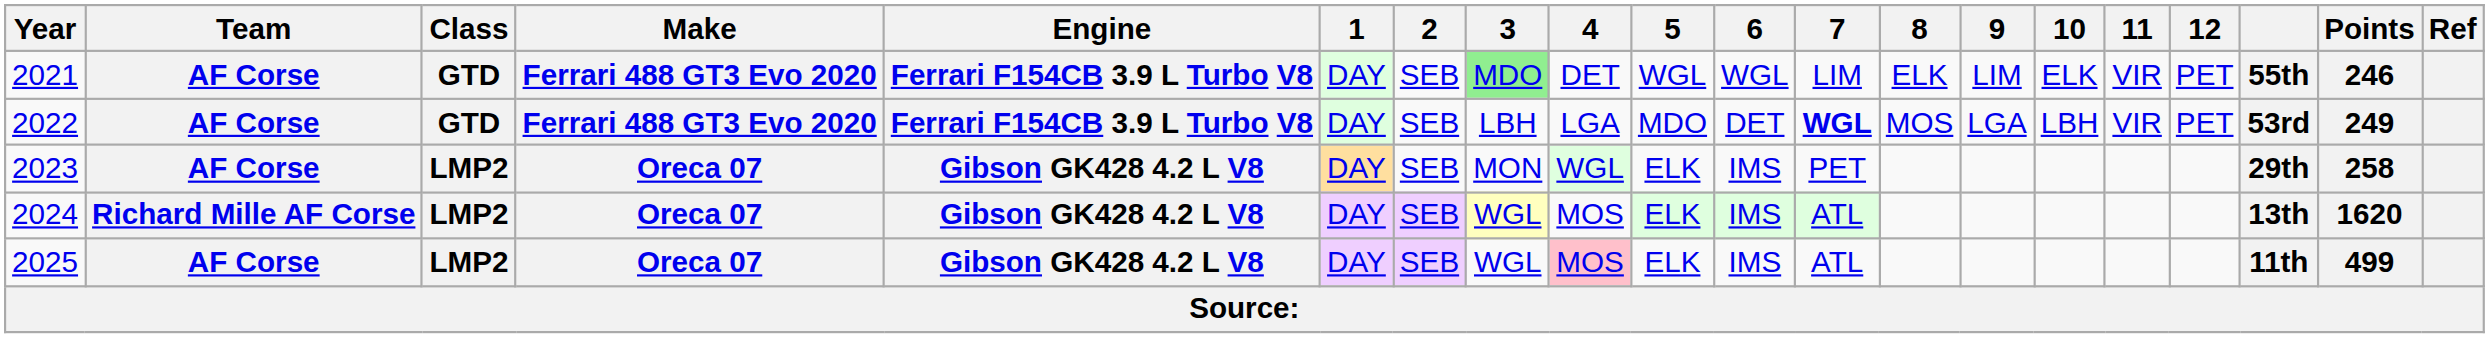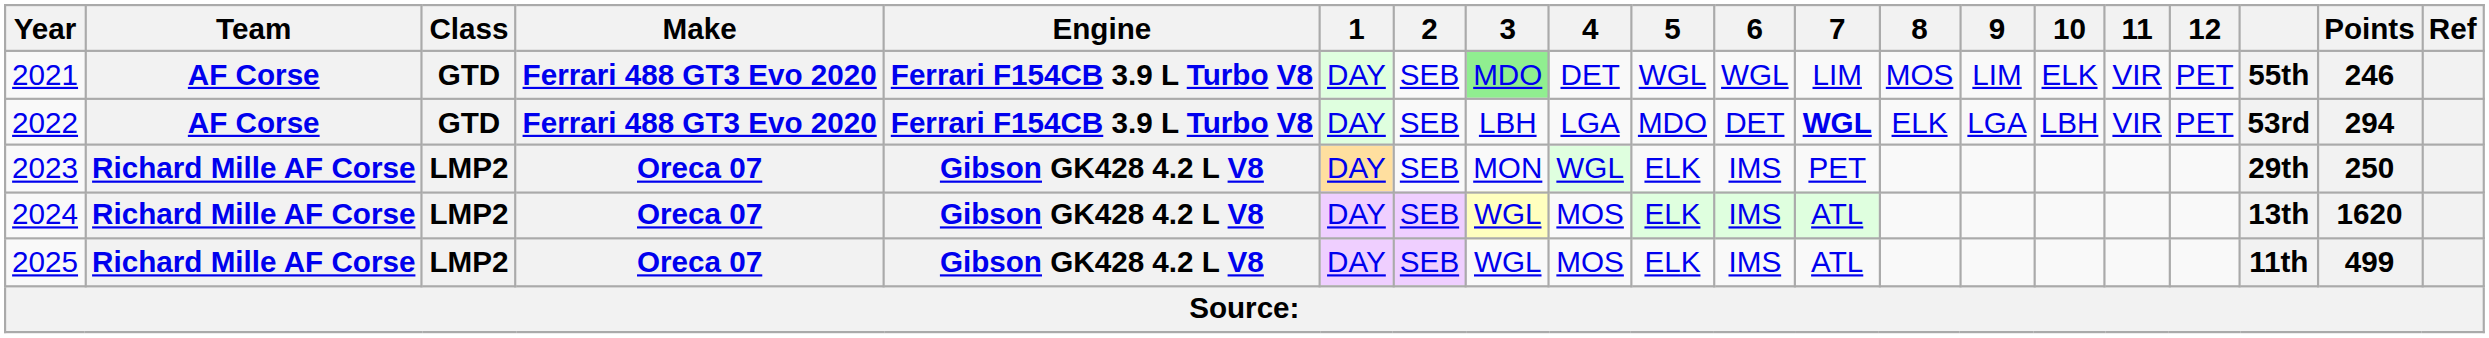(1920, 75) ELK -> (1920, 75) MOS
(1920, 122) MOS -> (1920, 122) ELK
(2369, 122) 249 -> (2369, 122) 294
(254, 168) AF Corse -> (254, 168) Richard Mille AF Corse
(2369, 168) 258 -> (2369, 168) 250
(254, 262) AF Corse -> (254, 262) Richard Mille AF Corse
(1590, 262) pink background -> (1590, 262) no background
